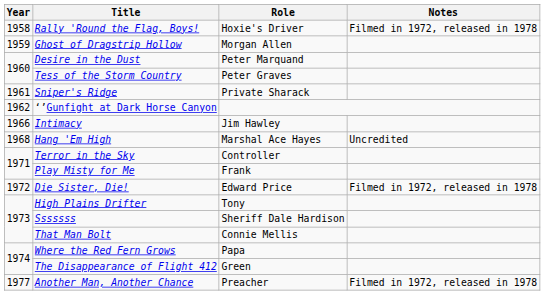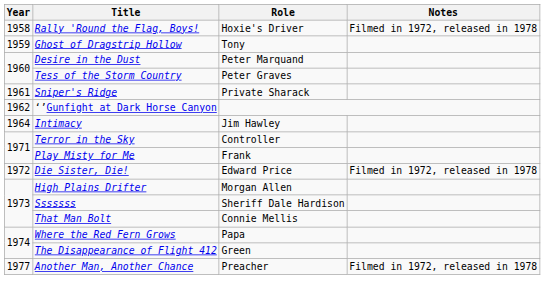(257, 44) Morgan Allen -> (233, 44) Tony
(18, 124) 1966 -> (18, 124) 1964
- row: (73, 139)
(233, 203) Tony -> (257, 187) Morgan Allen
